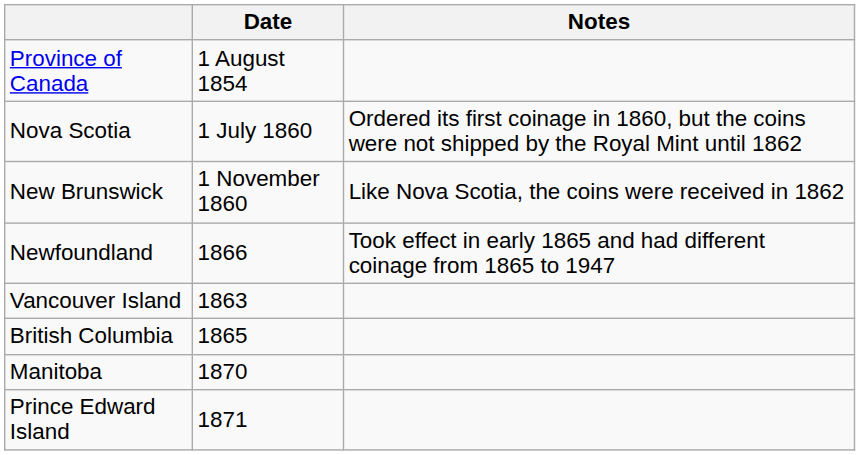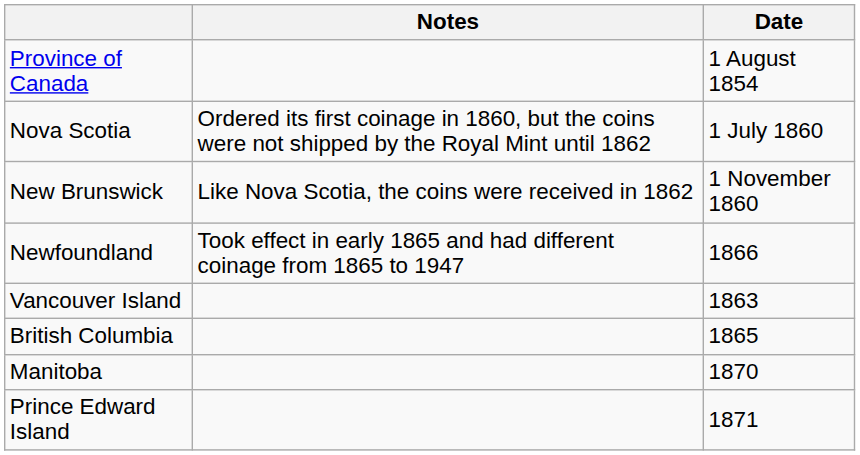columns swapped: (268, 22) <-> (599, 22)
